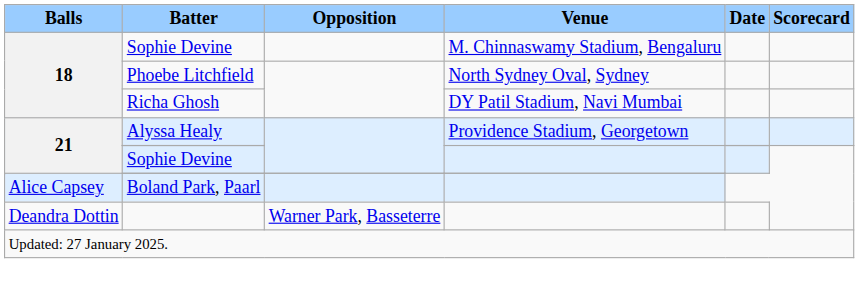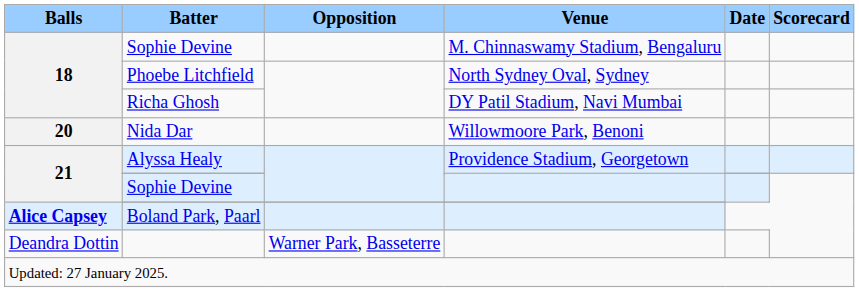+ row: (160, 131)
(56, 187) normal -> (58, 215) bold
